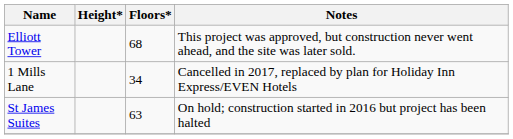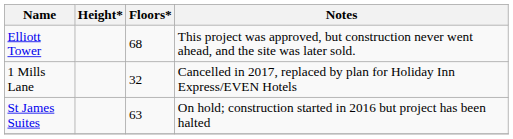(136, 79) 34 -> (136, 79) 32
